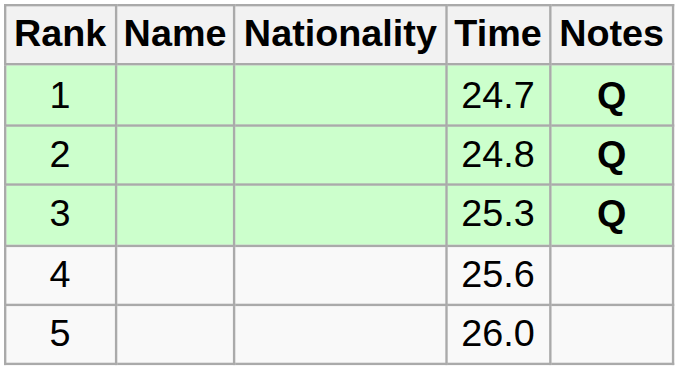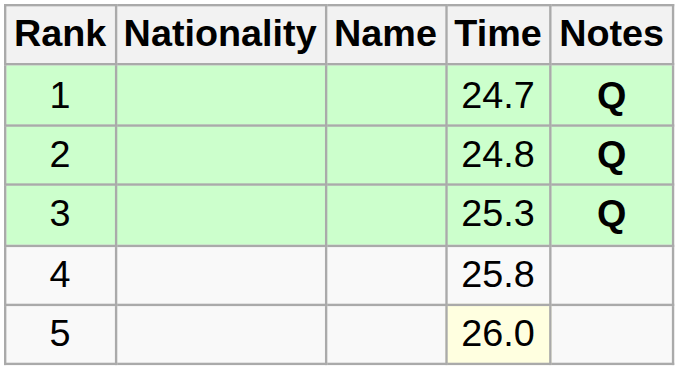columns swapped: (175, 34) <-> (340, 34)
(498, 273) 25.6 -> (498, 273) 25.8
(498, 333) no background -> (498, 333) lightyellow background
